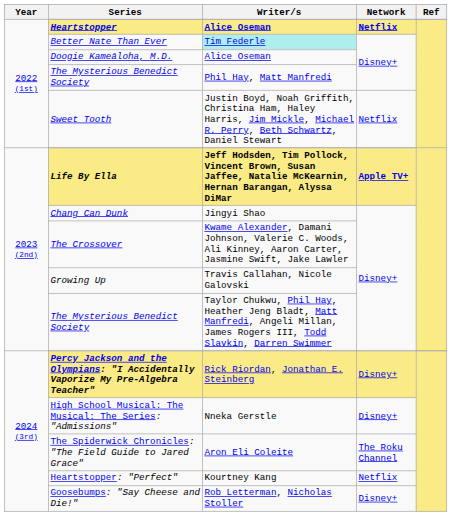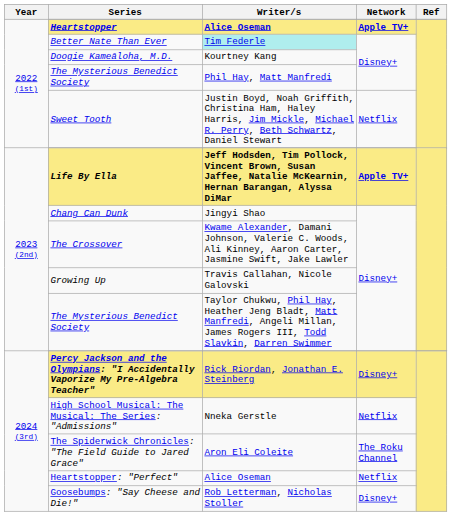(378, 27) Netflix -> (383, 27) Apple TV+
(238, 57) Alice Oseman -> (240, 57) Kourtney Kang
(378, 416) Disney+ -> (378, 416) Netflix
(240, 478) Kourtney Kang -> (238, 478) Alice Oseman
